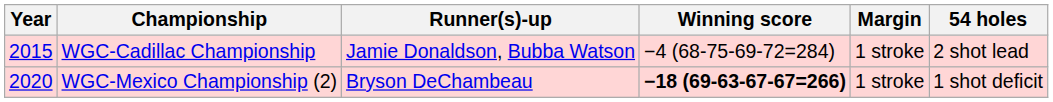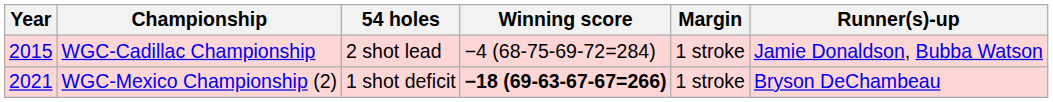columns swapped: (988, 19) <-> (491, 19)
(31, 81) 2020 -> (31, 81) 2021
